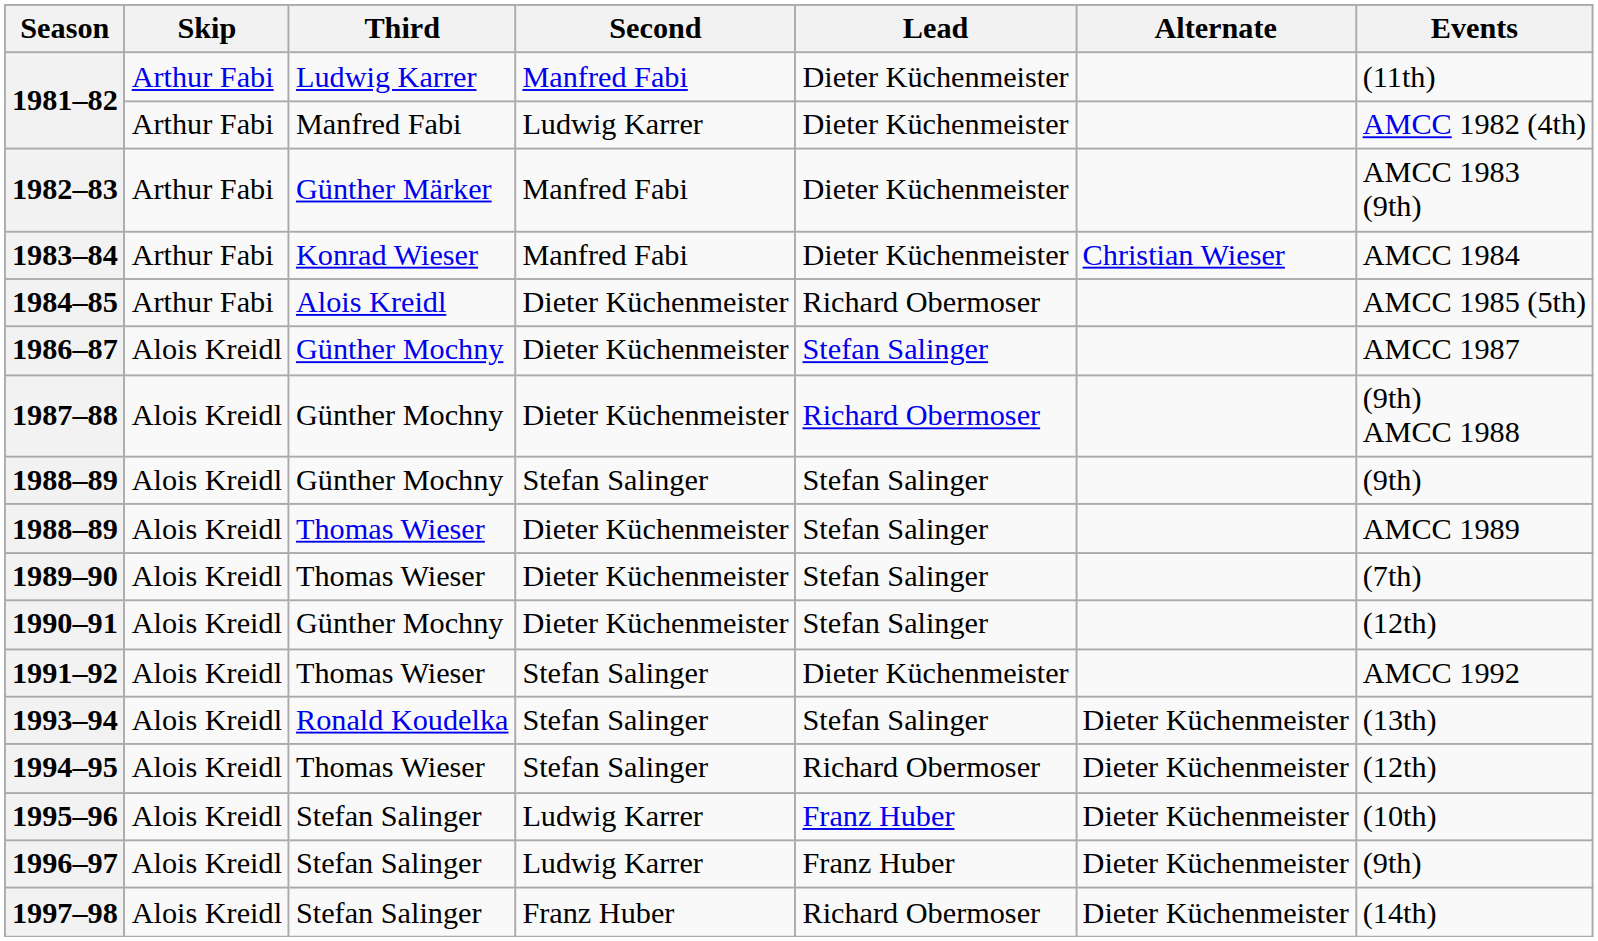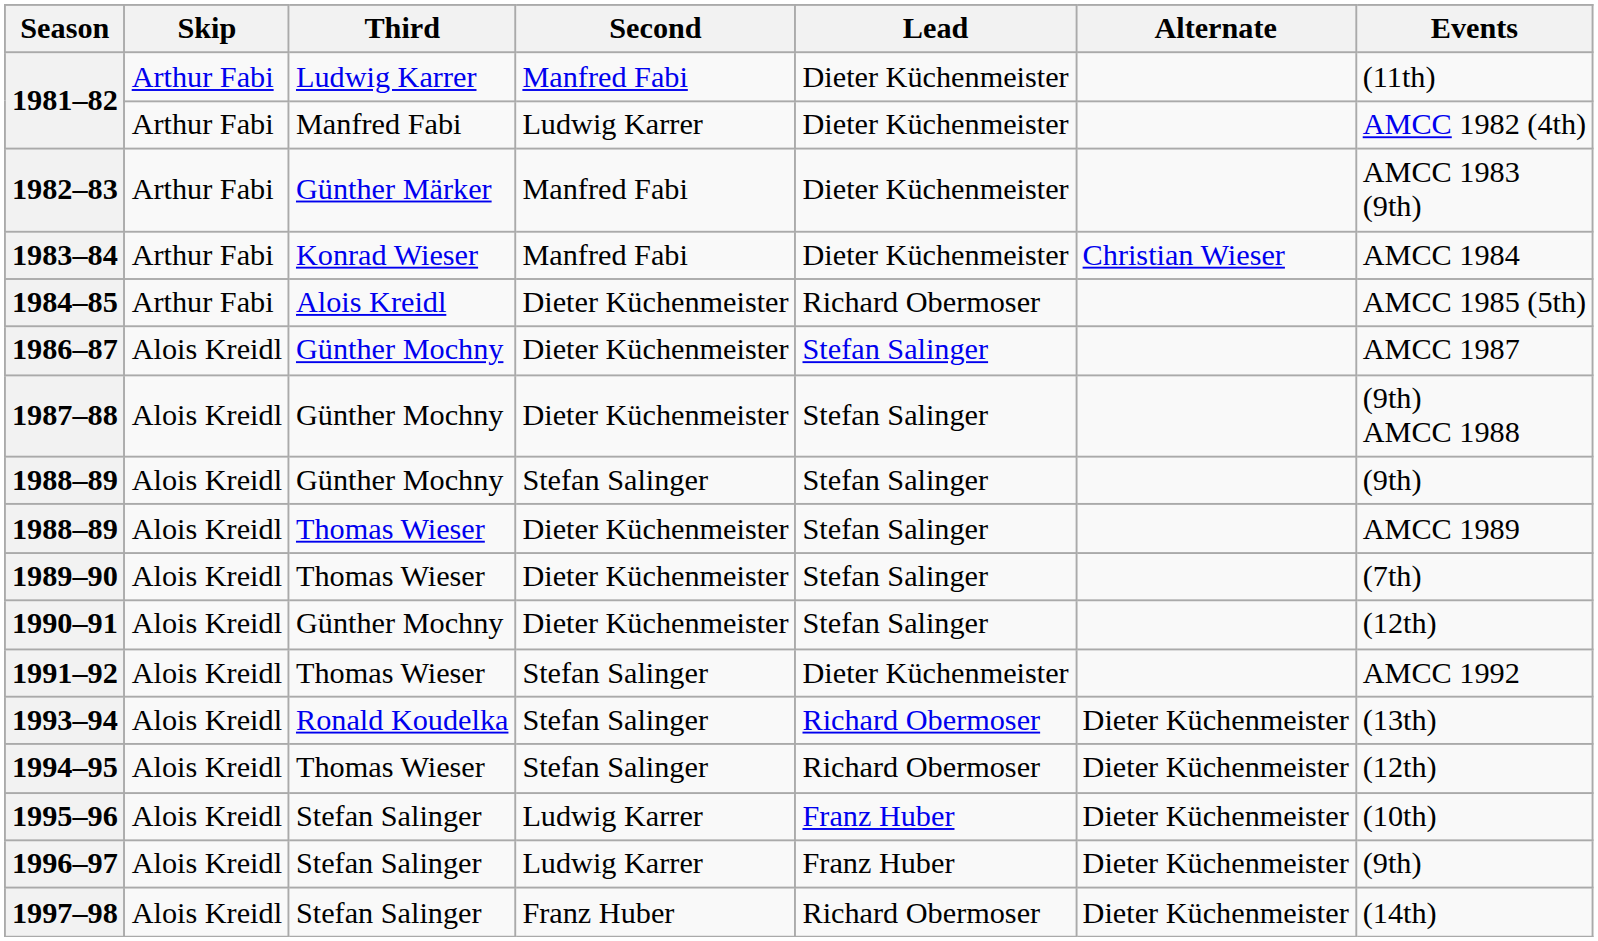(921, 415) Richard Obermoser -> (895, 415) Stefan Salinger
(895, 719) Stefan Salinger -> (921, 719) Richard Obermoser
